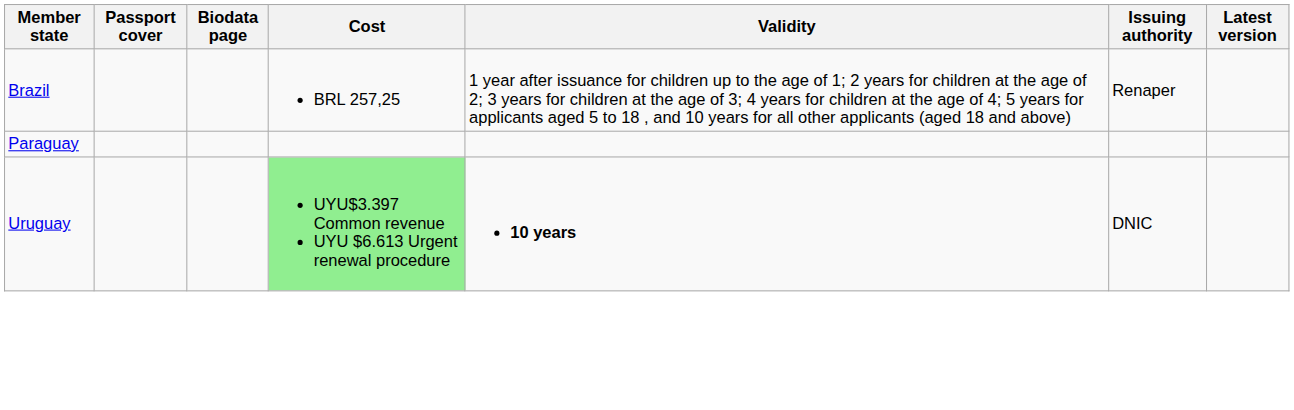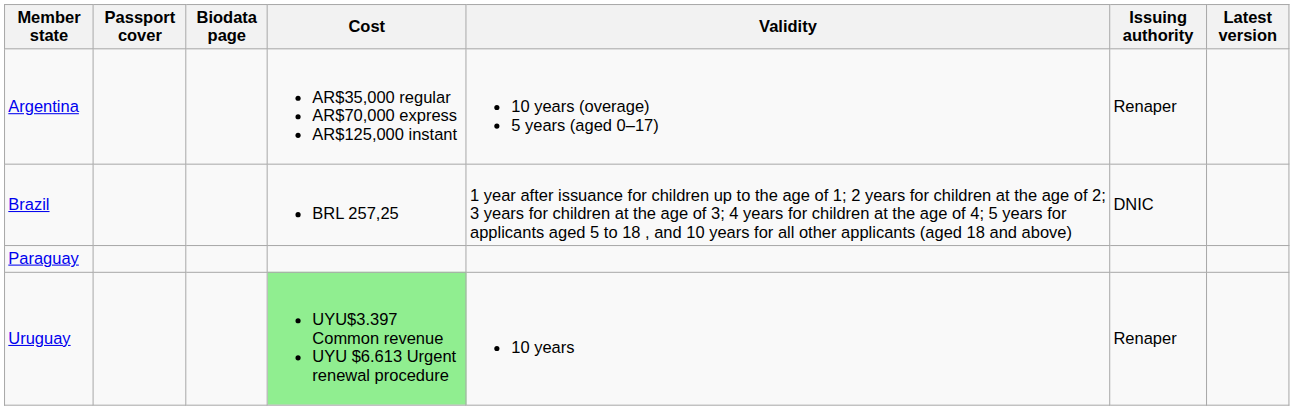+ row: (44, 106)
(1144, 90) Renaper -> (1134, 204) DNIC
(787, 233) bold -> (788, 348) normal
(1132, 223) DNIC -> (1145, 338) Renaper
